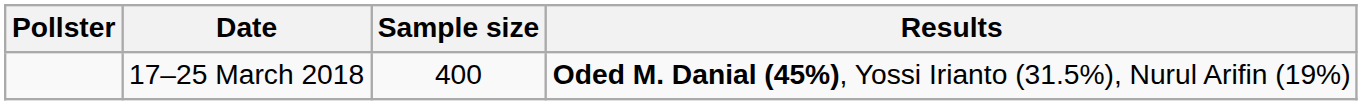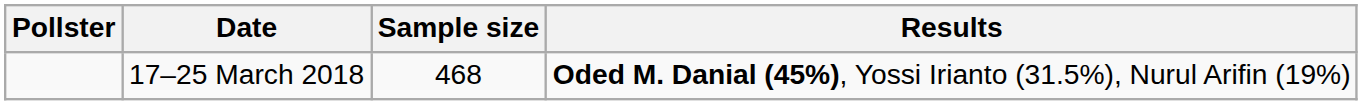(458, 75) 400 -> (458, 75) 468
